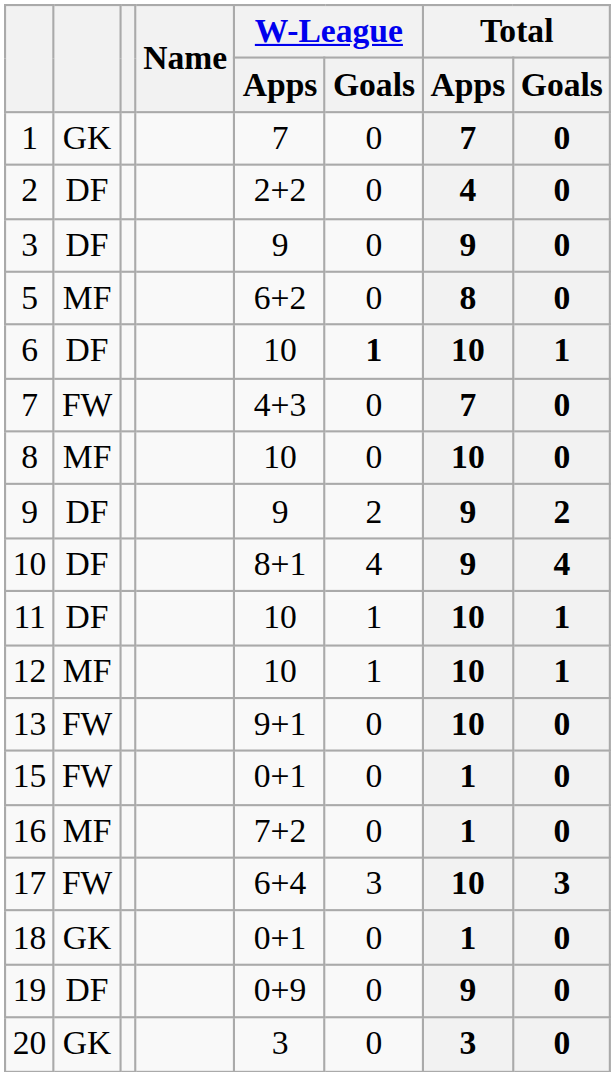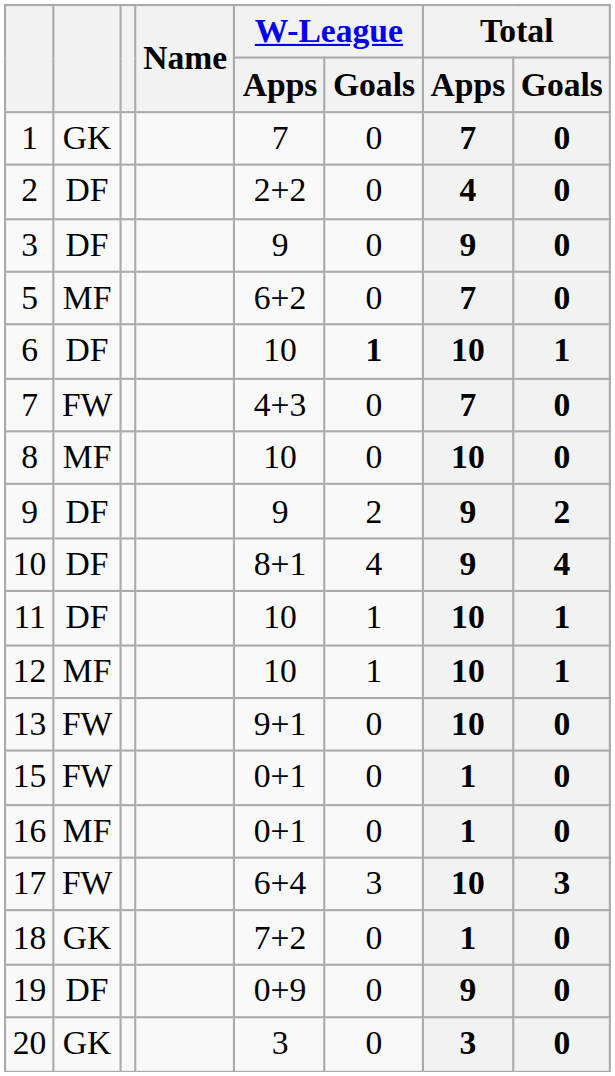(468, 297) 8 -> (468, 297) 7
(280, 830) 7+2 -> (280, 830) 0+1
(280, 937) 0+1 -> (280, 937) 7+2
